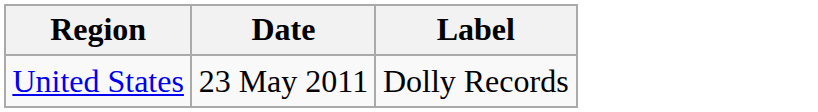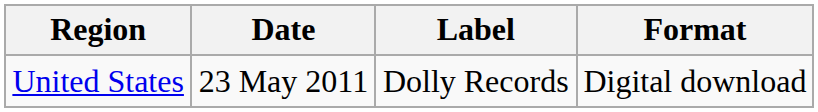+ column: (695, 29)
